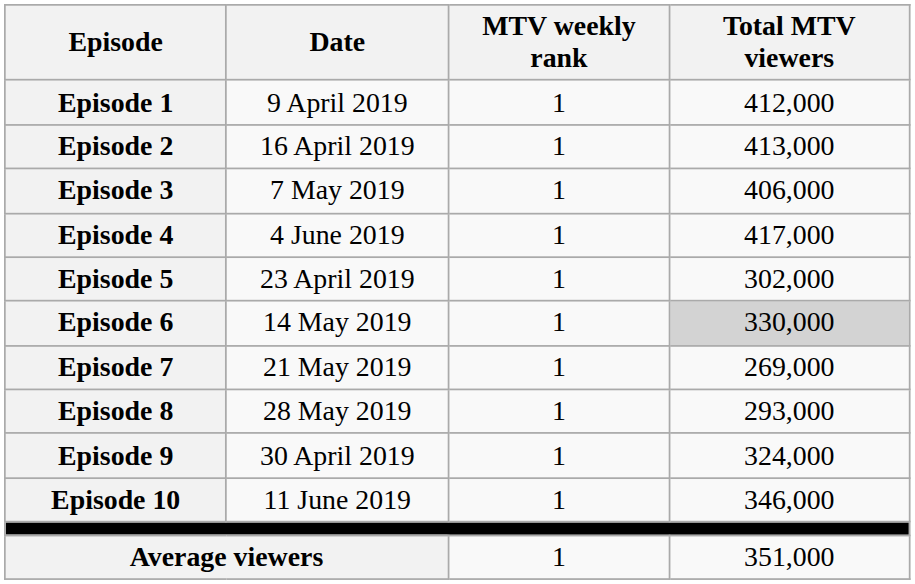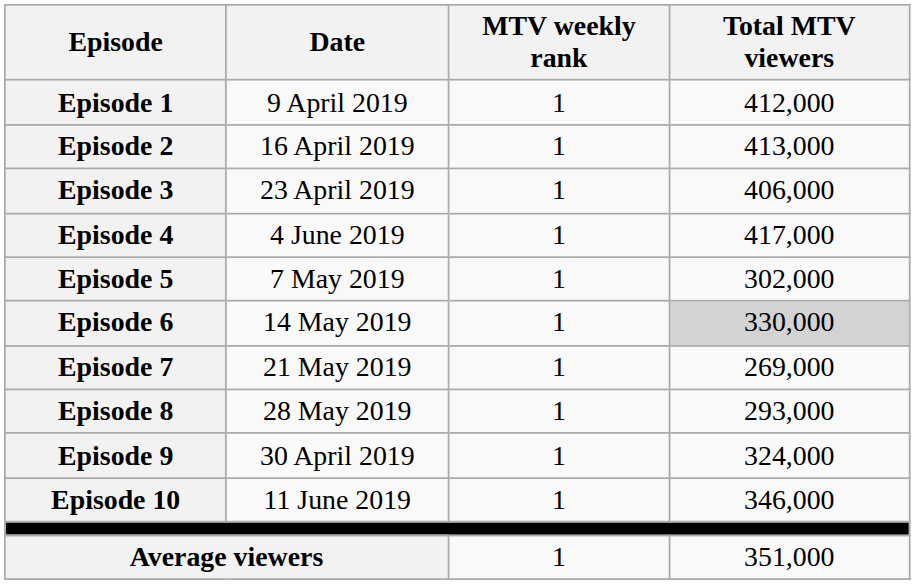(337, 190) 7 May 2019 -> (337, 190) 23 April 2019
(337, 278) 23 April 2019 -> (337, 278) 7 May 2019
